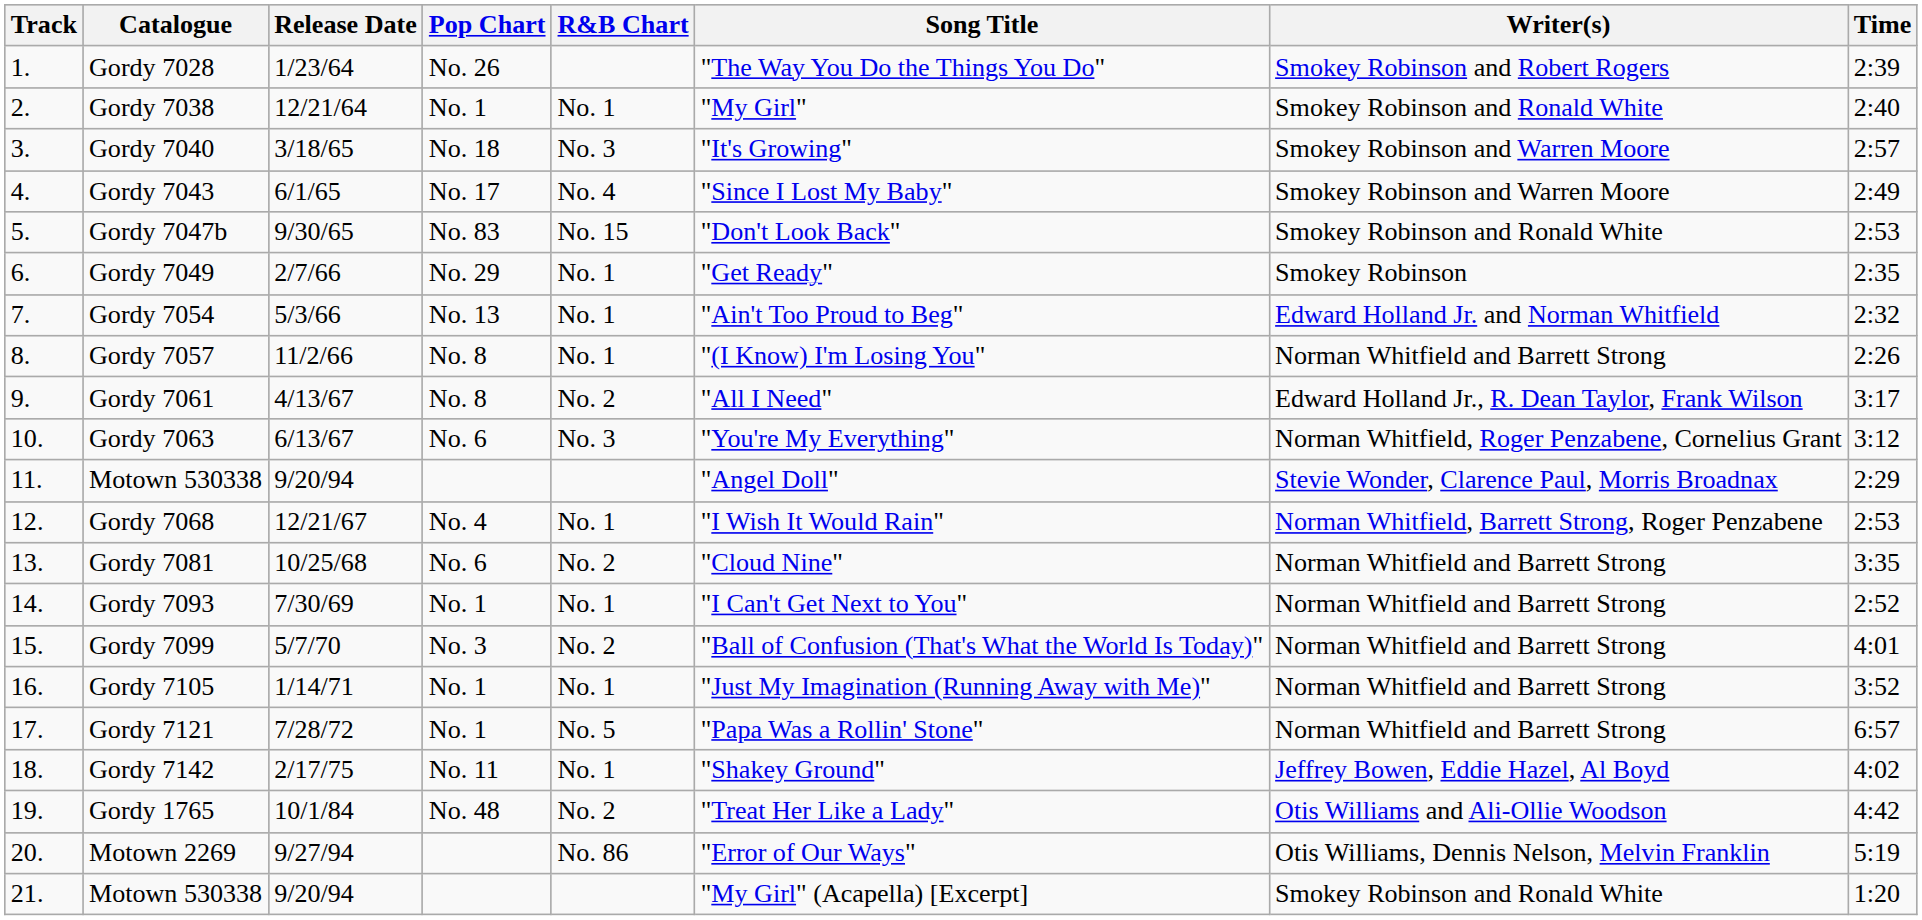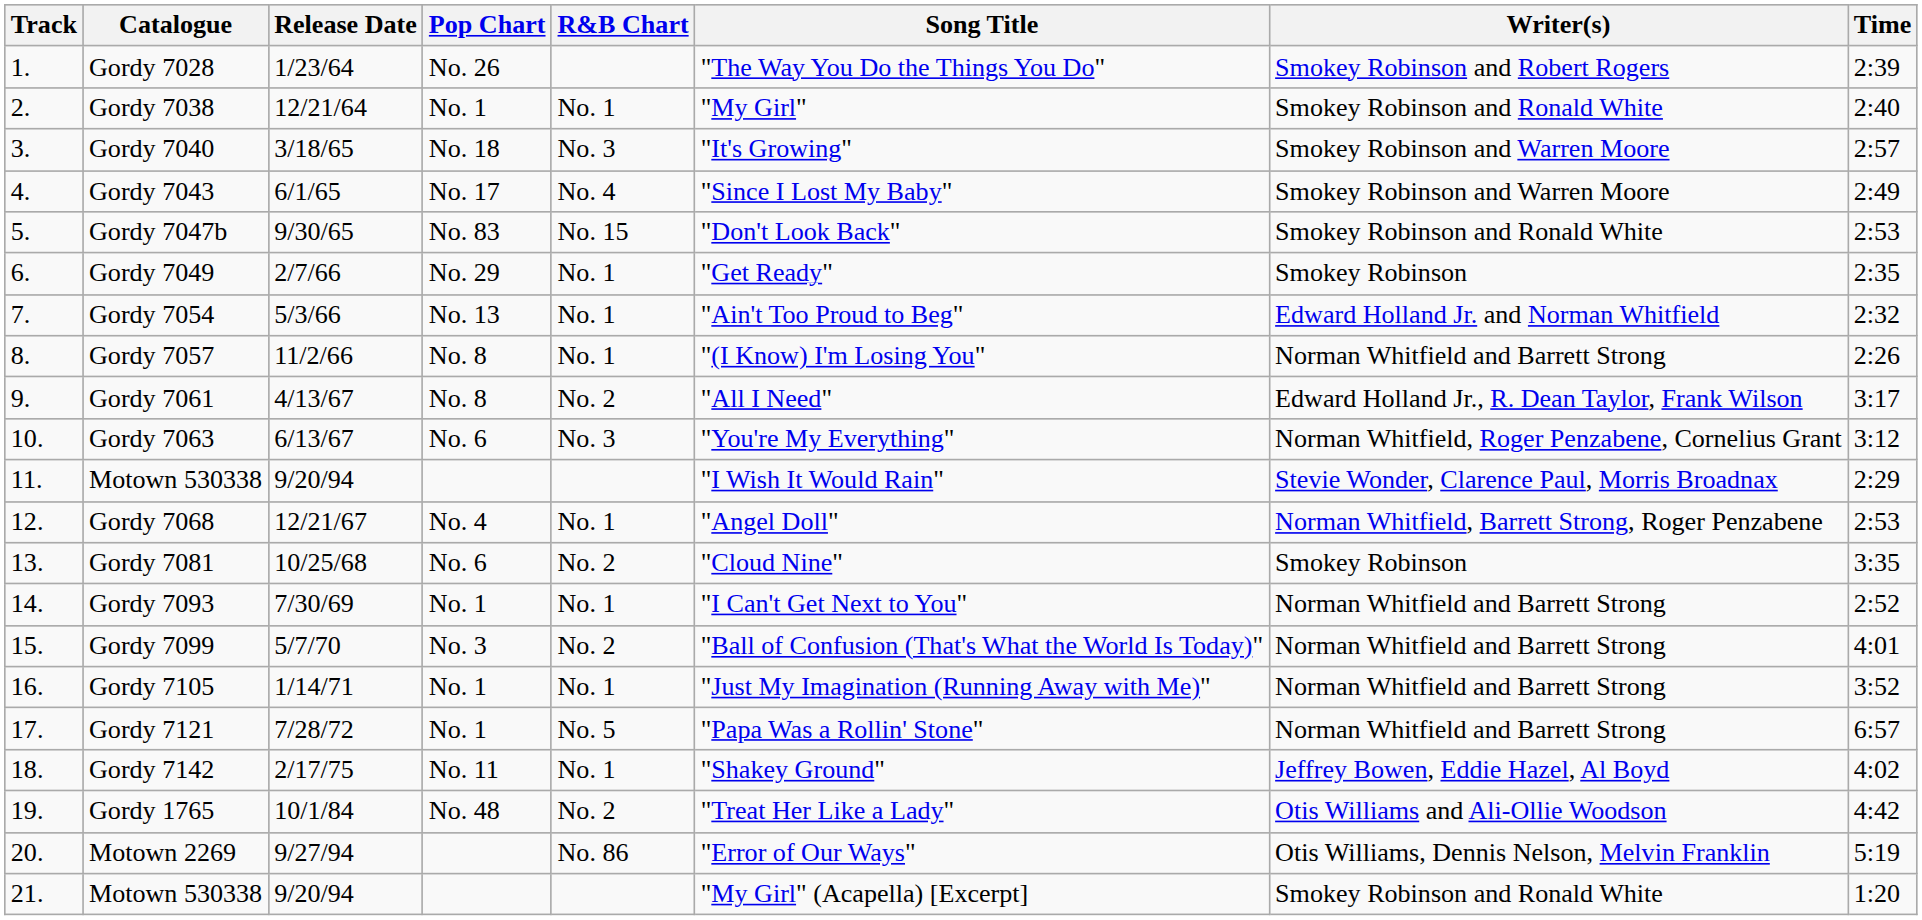(770, 480) "Angel Doll" -> (822, 480) "I Wish It Would Rain"
(822, 521) "I Wish It Would Rain" -> (770, 521) "Angel Doll"
(1470, 562) Norman Whitfield and Barrett Strong -> (1371, 562) Smokey Robinson
